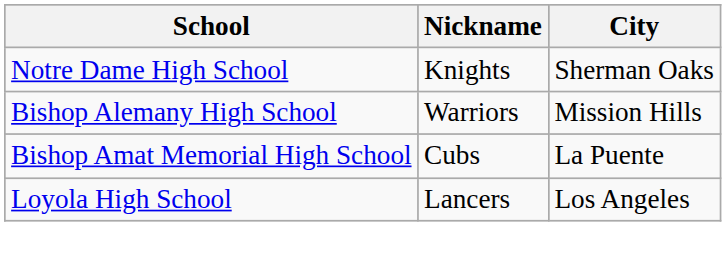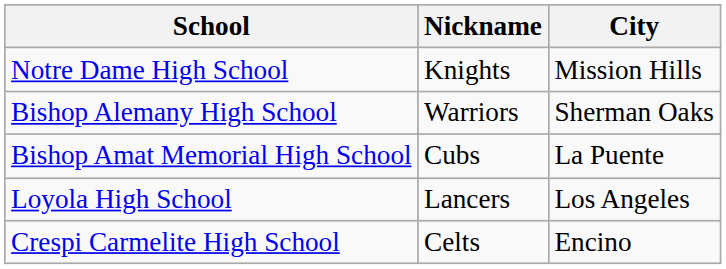(634, 69) Sherman Oaks -> (628, 69) Mission Hills
(628, 112) Mission Hills -> (634, 112) Sherman Oaks
+ row: (175, 241)
